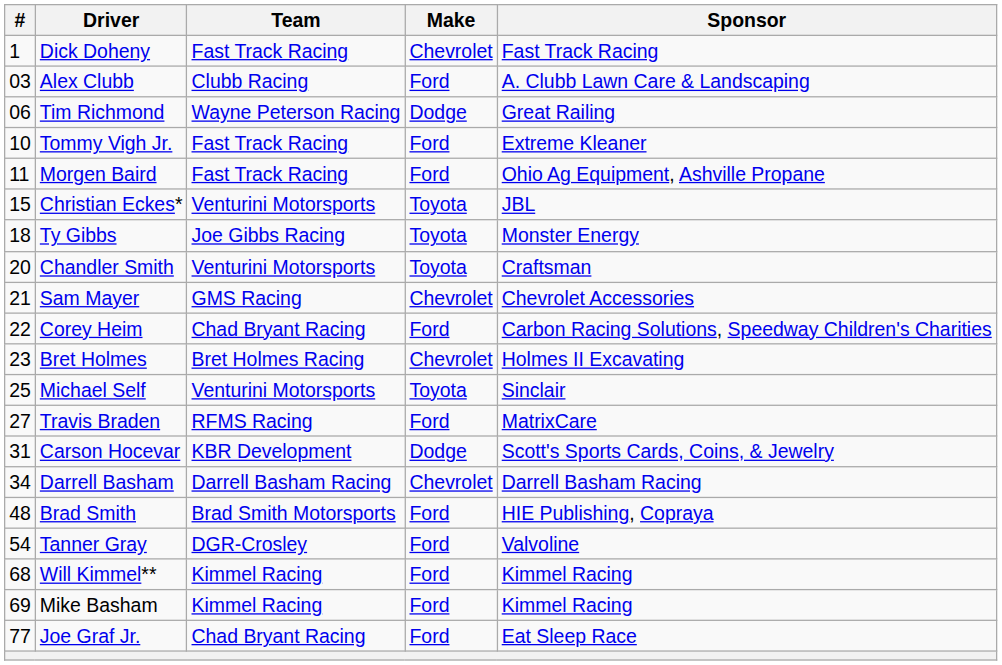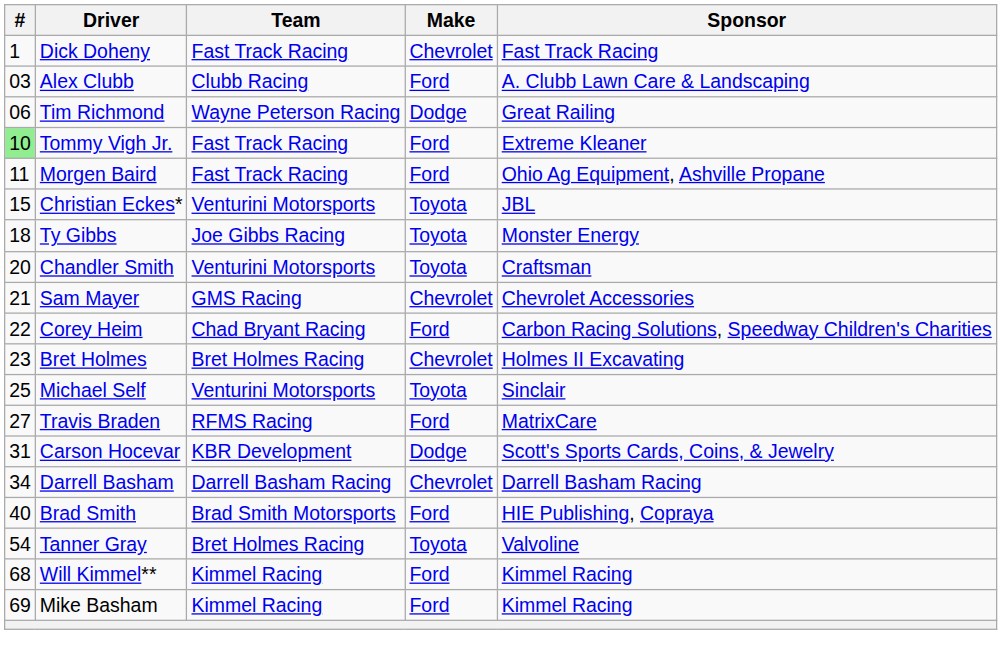(20, 143) no background -> (20, 143) lightgreen background
(20, 513) 48 -> (20, 513) 40
(249, 544) DGR-Crosley -> (278, 544) Bret Holmes Racing
(429, 544) Ford -> (438, 544) Toyota
- row: (90, 636)
